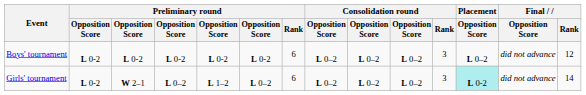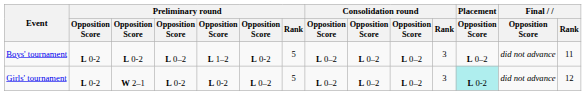(176, 59) L 0-2 -> (176, 59) L 0–2
(218, 59) L 0-2 -> (218, 59) L 1–2
(294, 54) 6 -> (294, 54) 5
(569, 54) 12 -> (569, 54) 11
(176, 83) L 0–2 -> (176, 83) L 0-2
(218, 83) L 1–2 -> (218, 83) L 0-2
(294, 78) 6 -> (294, 78) 5
(569, 78) 14 -> (569, 78) 12
